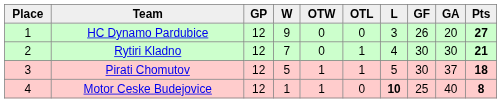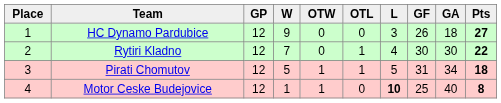(451, 32) 20 -> (451, 32) 18
(481, 51) 21 -> (481, 51) 22
(422, 70) 30 -> (422, 70) 31
(451, 70) 37 -> (451, 70) 34
